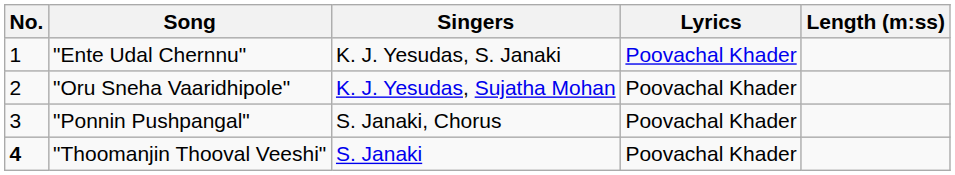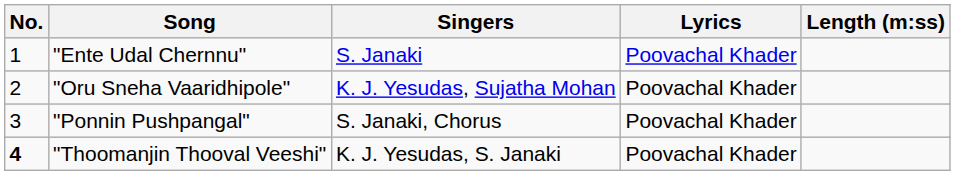(448, 55) K. J. Yesudas, S. Janaki -> (379, 55) S. Janaki
(379, 154) S. Janaki -> (448, 154) K. J. Yesudas, S. Janaki
